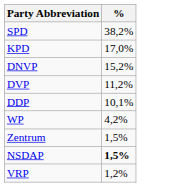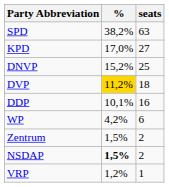+ column: (150, 13)
(119, 84) no background -> (119, 84) gold background
